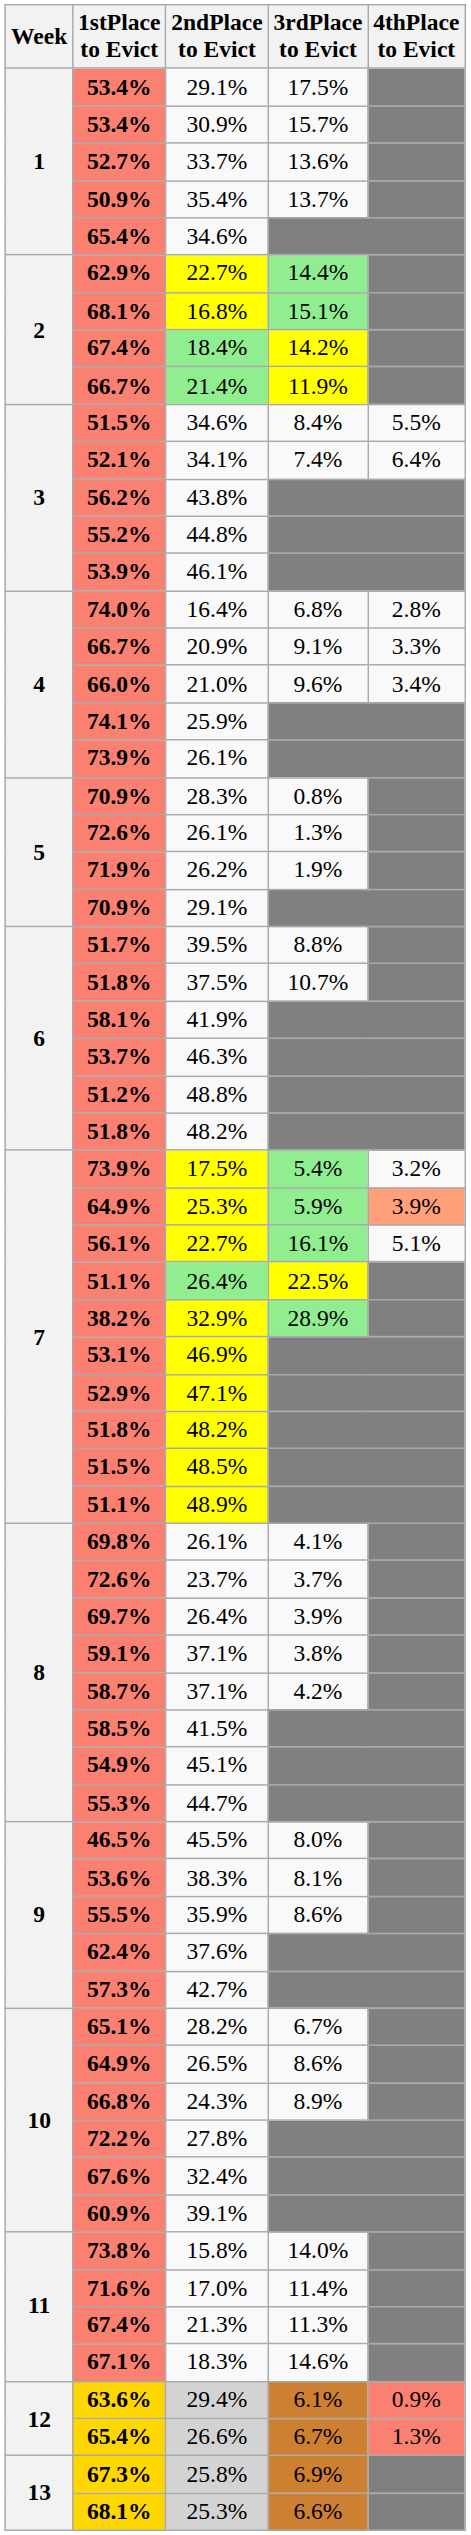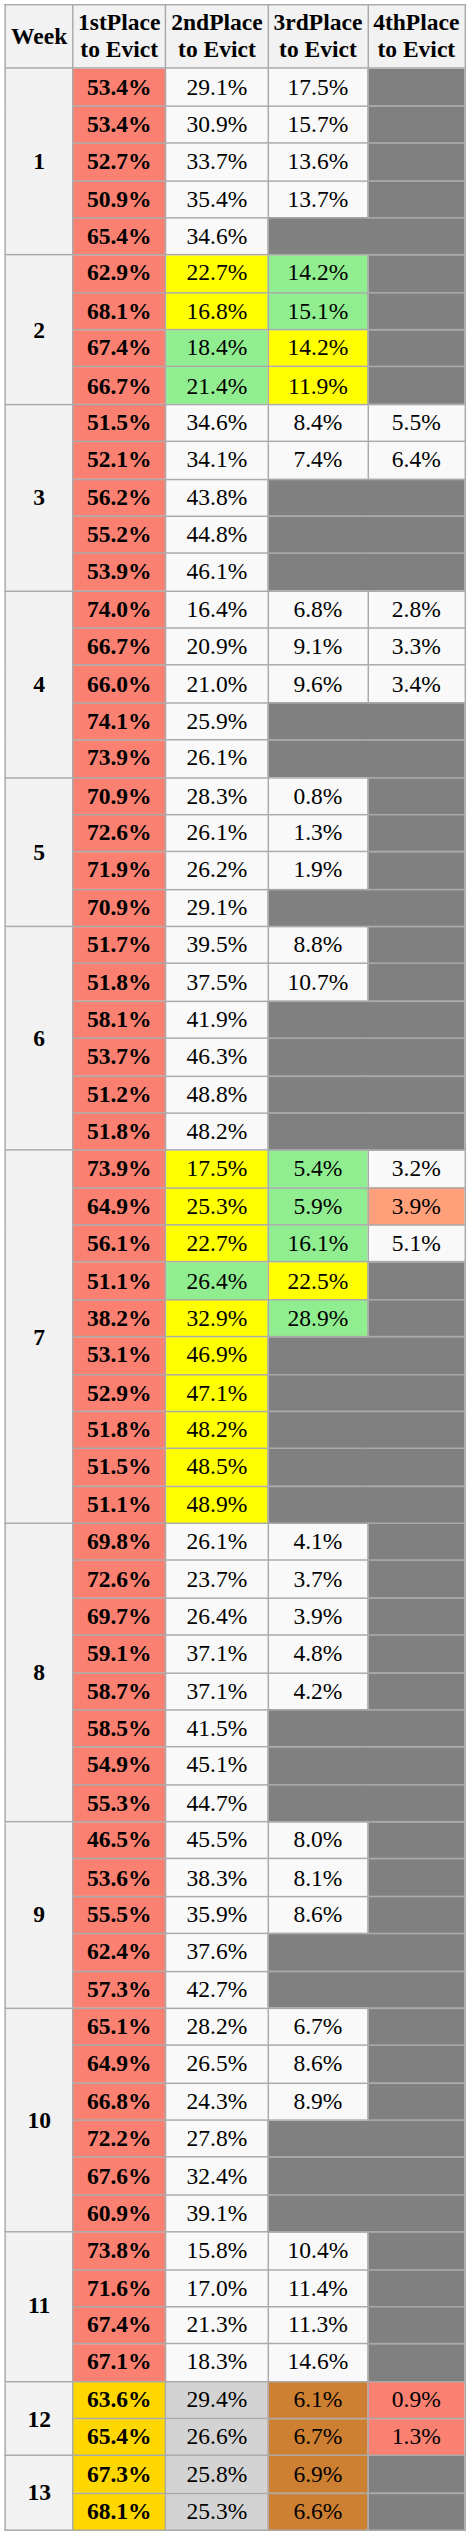(318, 273) 14.4% -> (318, 273) 14.2%
(318, 1653) 3.8% -> (318, 1653) 4.8%
(318, 2250) 14.0% -> (318, 2250) 10.4%
